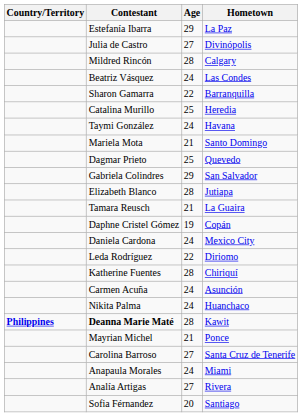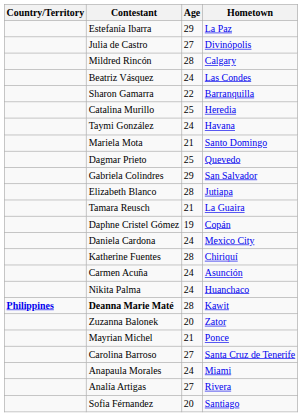- row: (120, 257)
+ row: (123, 322)
